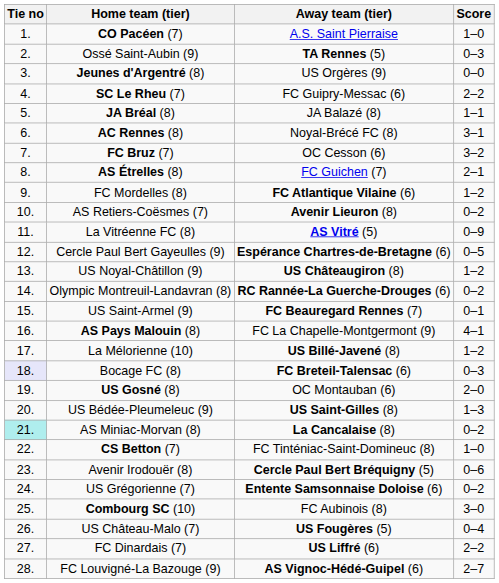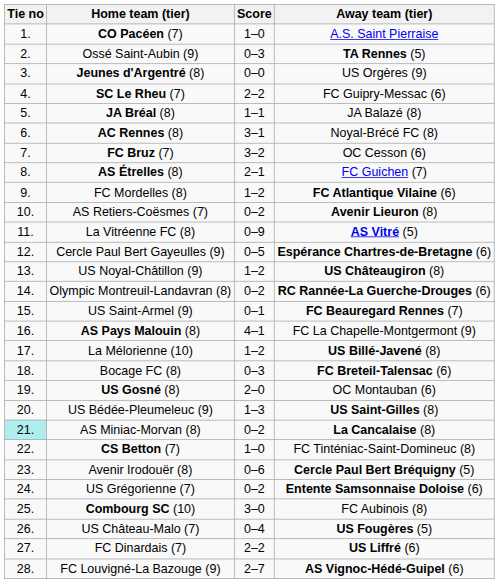columns swapped: (474, 14) <-> (344, 14)
(26, 370) lavender background -> (26, 370) no background
